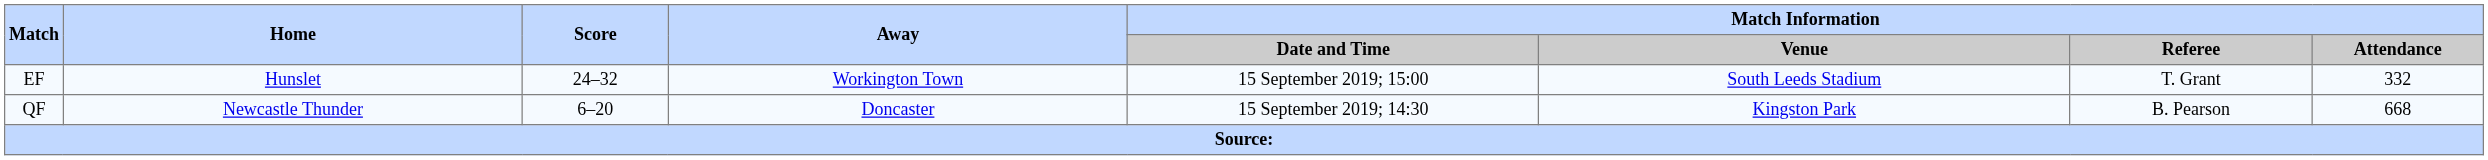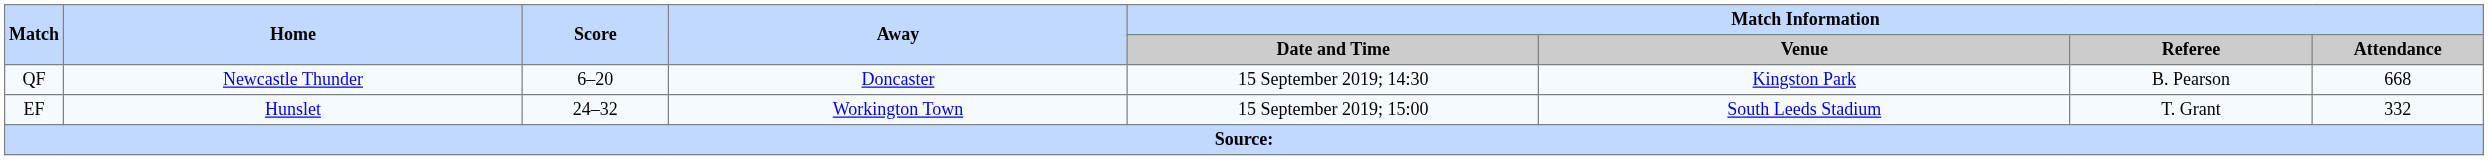rows swapped: (34, 79) <-> (34, 109)
